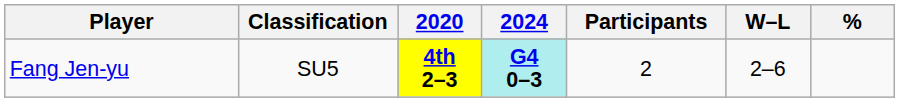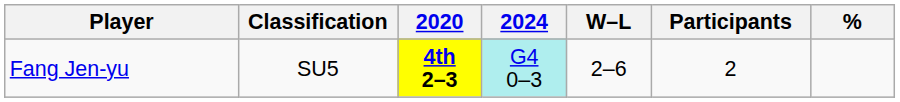columns swapped: (646, 22) <-> (768, 22)
(524, 68) bold -> (524, 68) normal
